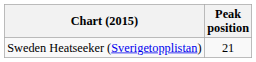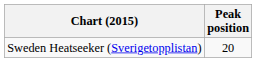(228, 47) 21 -> (228, 47) 20
